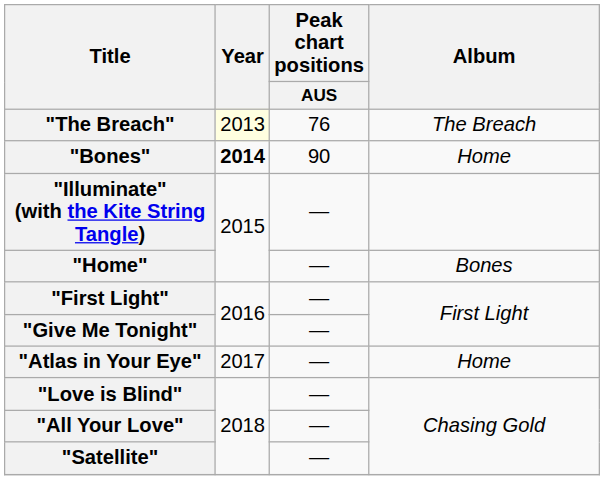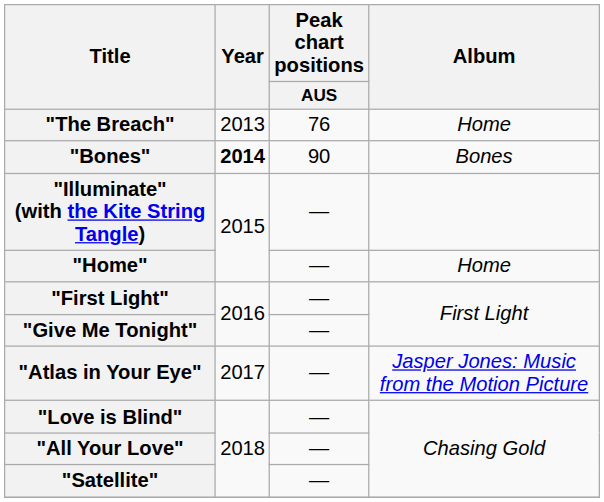(243, 124) lightyellow background -> (243, 124) no background
(484, 124) The Breach -> (484, 124) Home
(484, 156) Home -> (484, 156) Bones
(484, 266) Bones -> (484, 266) Home
(484, 362) Home -> (484, 373) Jasper Jones: Music from the Motion Picture
